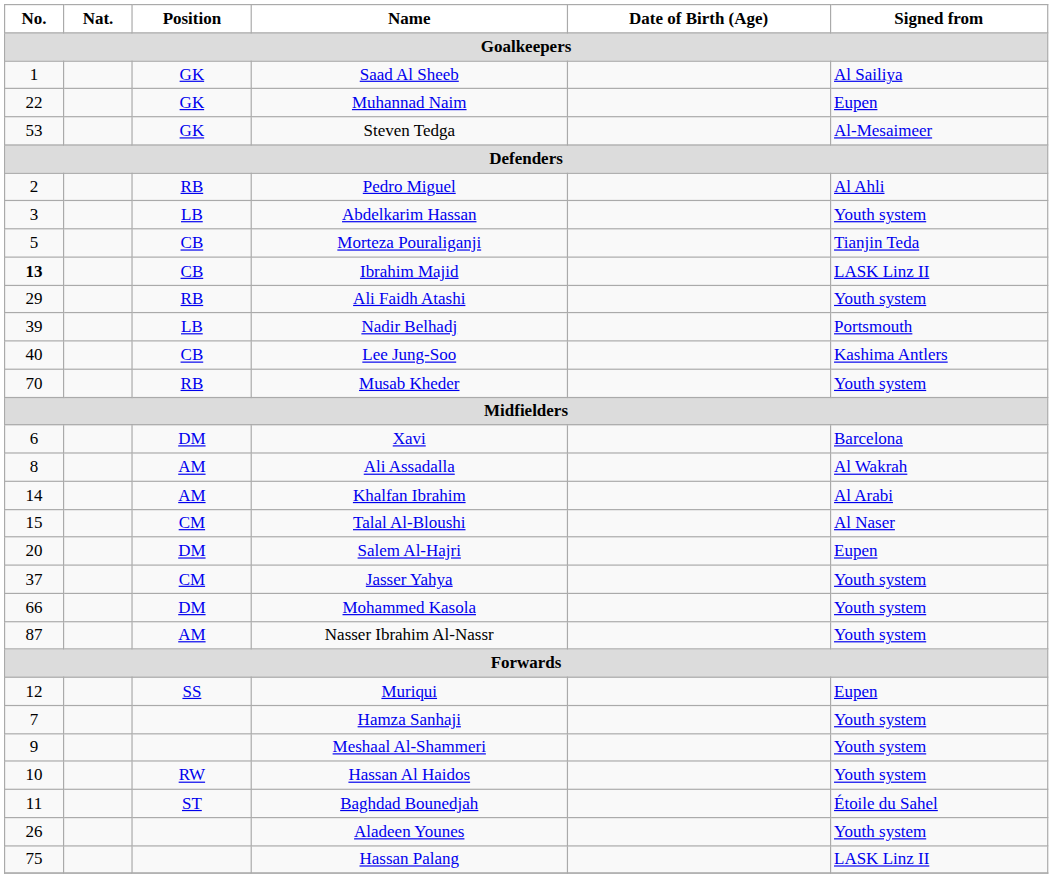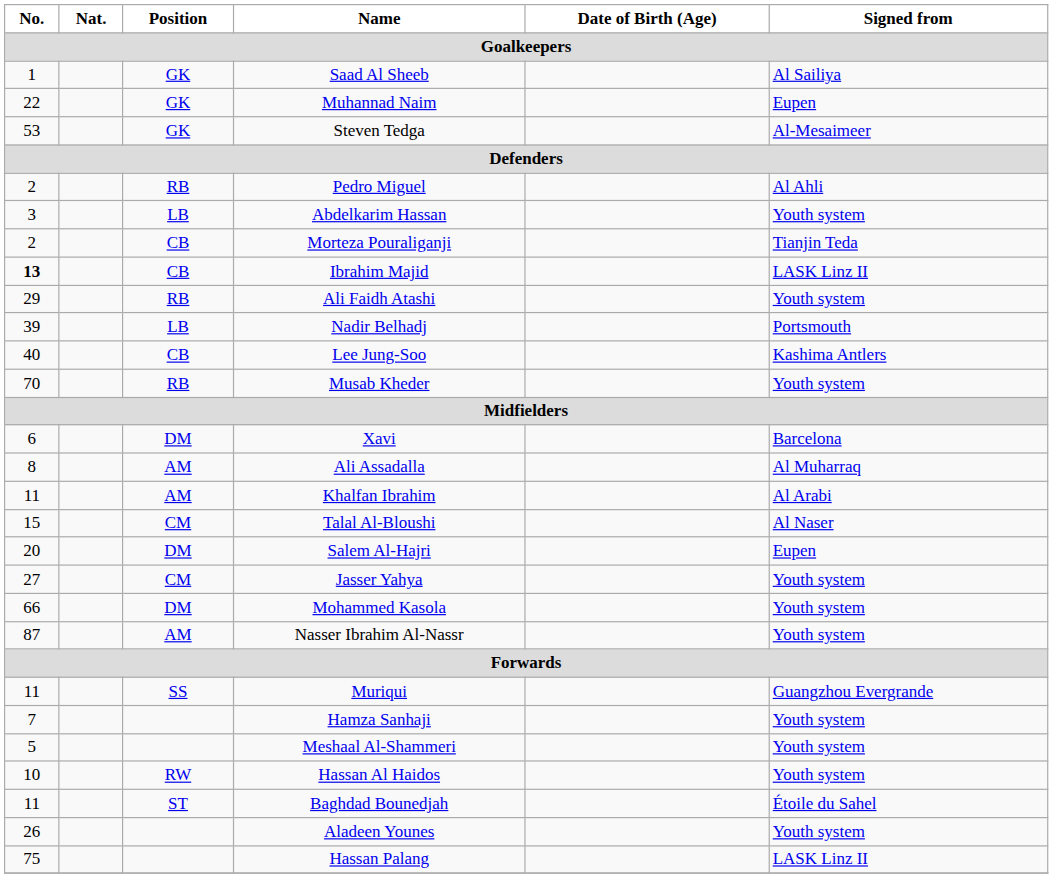(34, 243) 5 -> (32, 243) 2
(871, 467) Al Wakrah -> (817, 467) Al Muharraq
(34, 495) 14 -> (32, 495) 11
(34, 579) 37 -> (32, 579) 27
(34, 691) 12 -> (32, 691) 11
(856, 691) Eupen -> (853, 691) Guangzhou Evergrande
(34, 747) 9 -> (32, 747) 5
